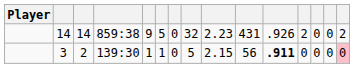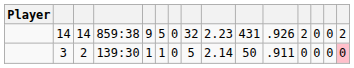(218, 53) 2.15 -> (218, 53) 2.14
(249, 53) 56 -> (249, 53) 50
(280, 53) bold -> (280, 53) normal
